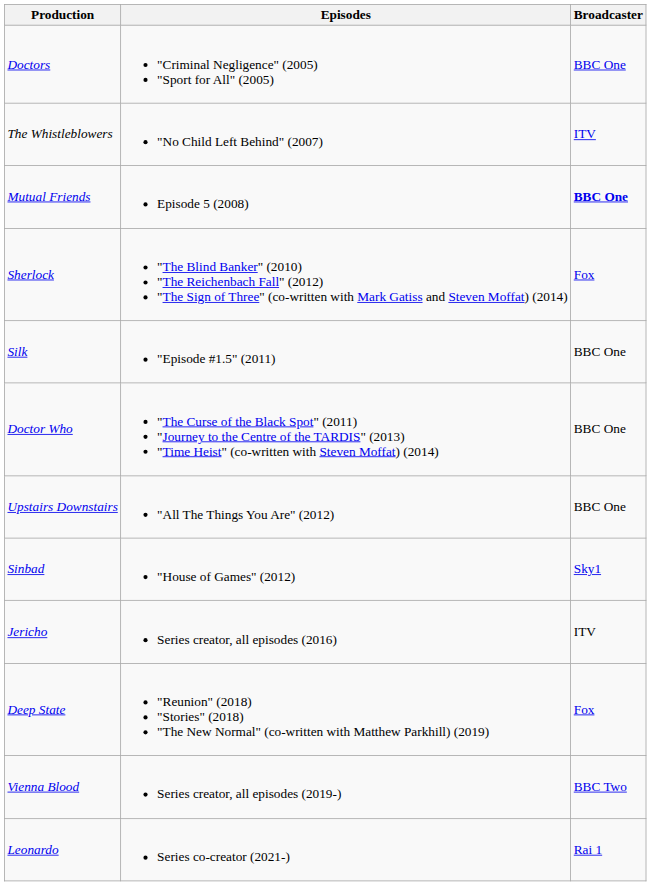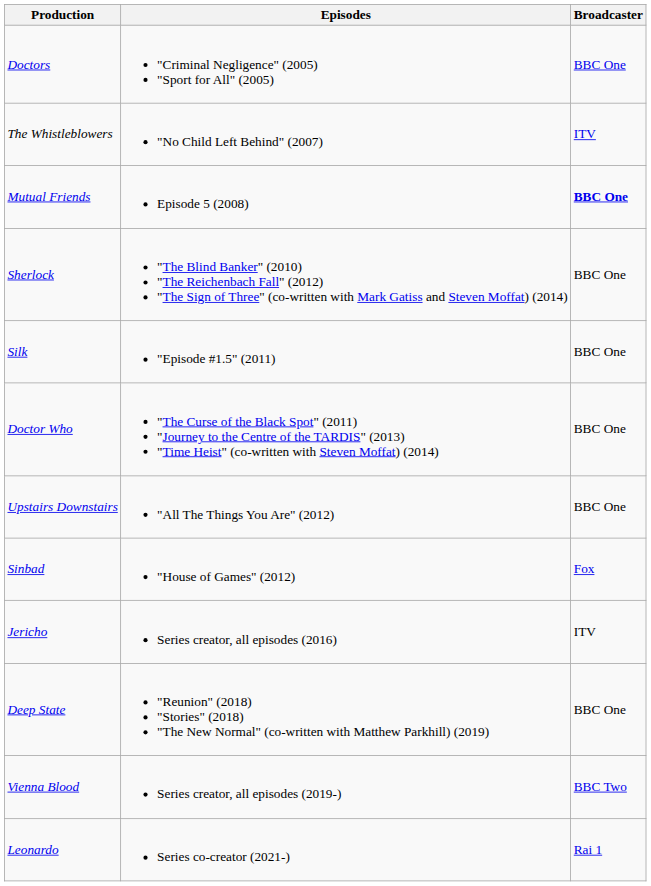(584, 274) Fox -> (600, 274) BBC One
(587, 569) Sky1 -> (584, 569) Fox
(584, 709) Fox -> (600, 709) BBC One
